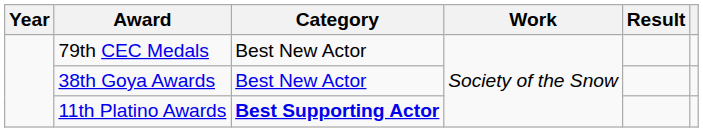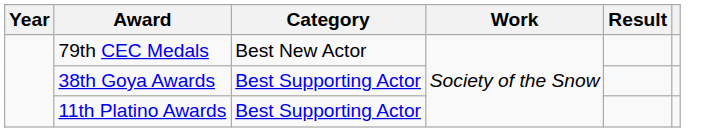(301, 80) Best New Actor -> (328, 80) Best Supporting Actor
(337, 111) bold -> (328, 111) normal
